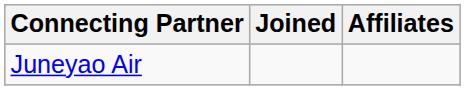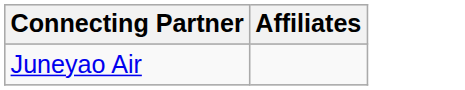- column: (296, 24)
